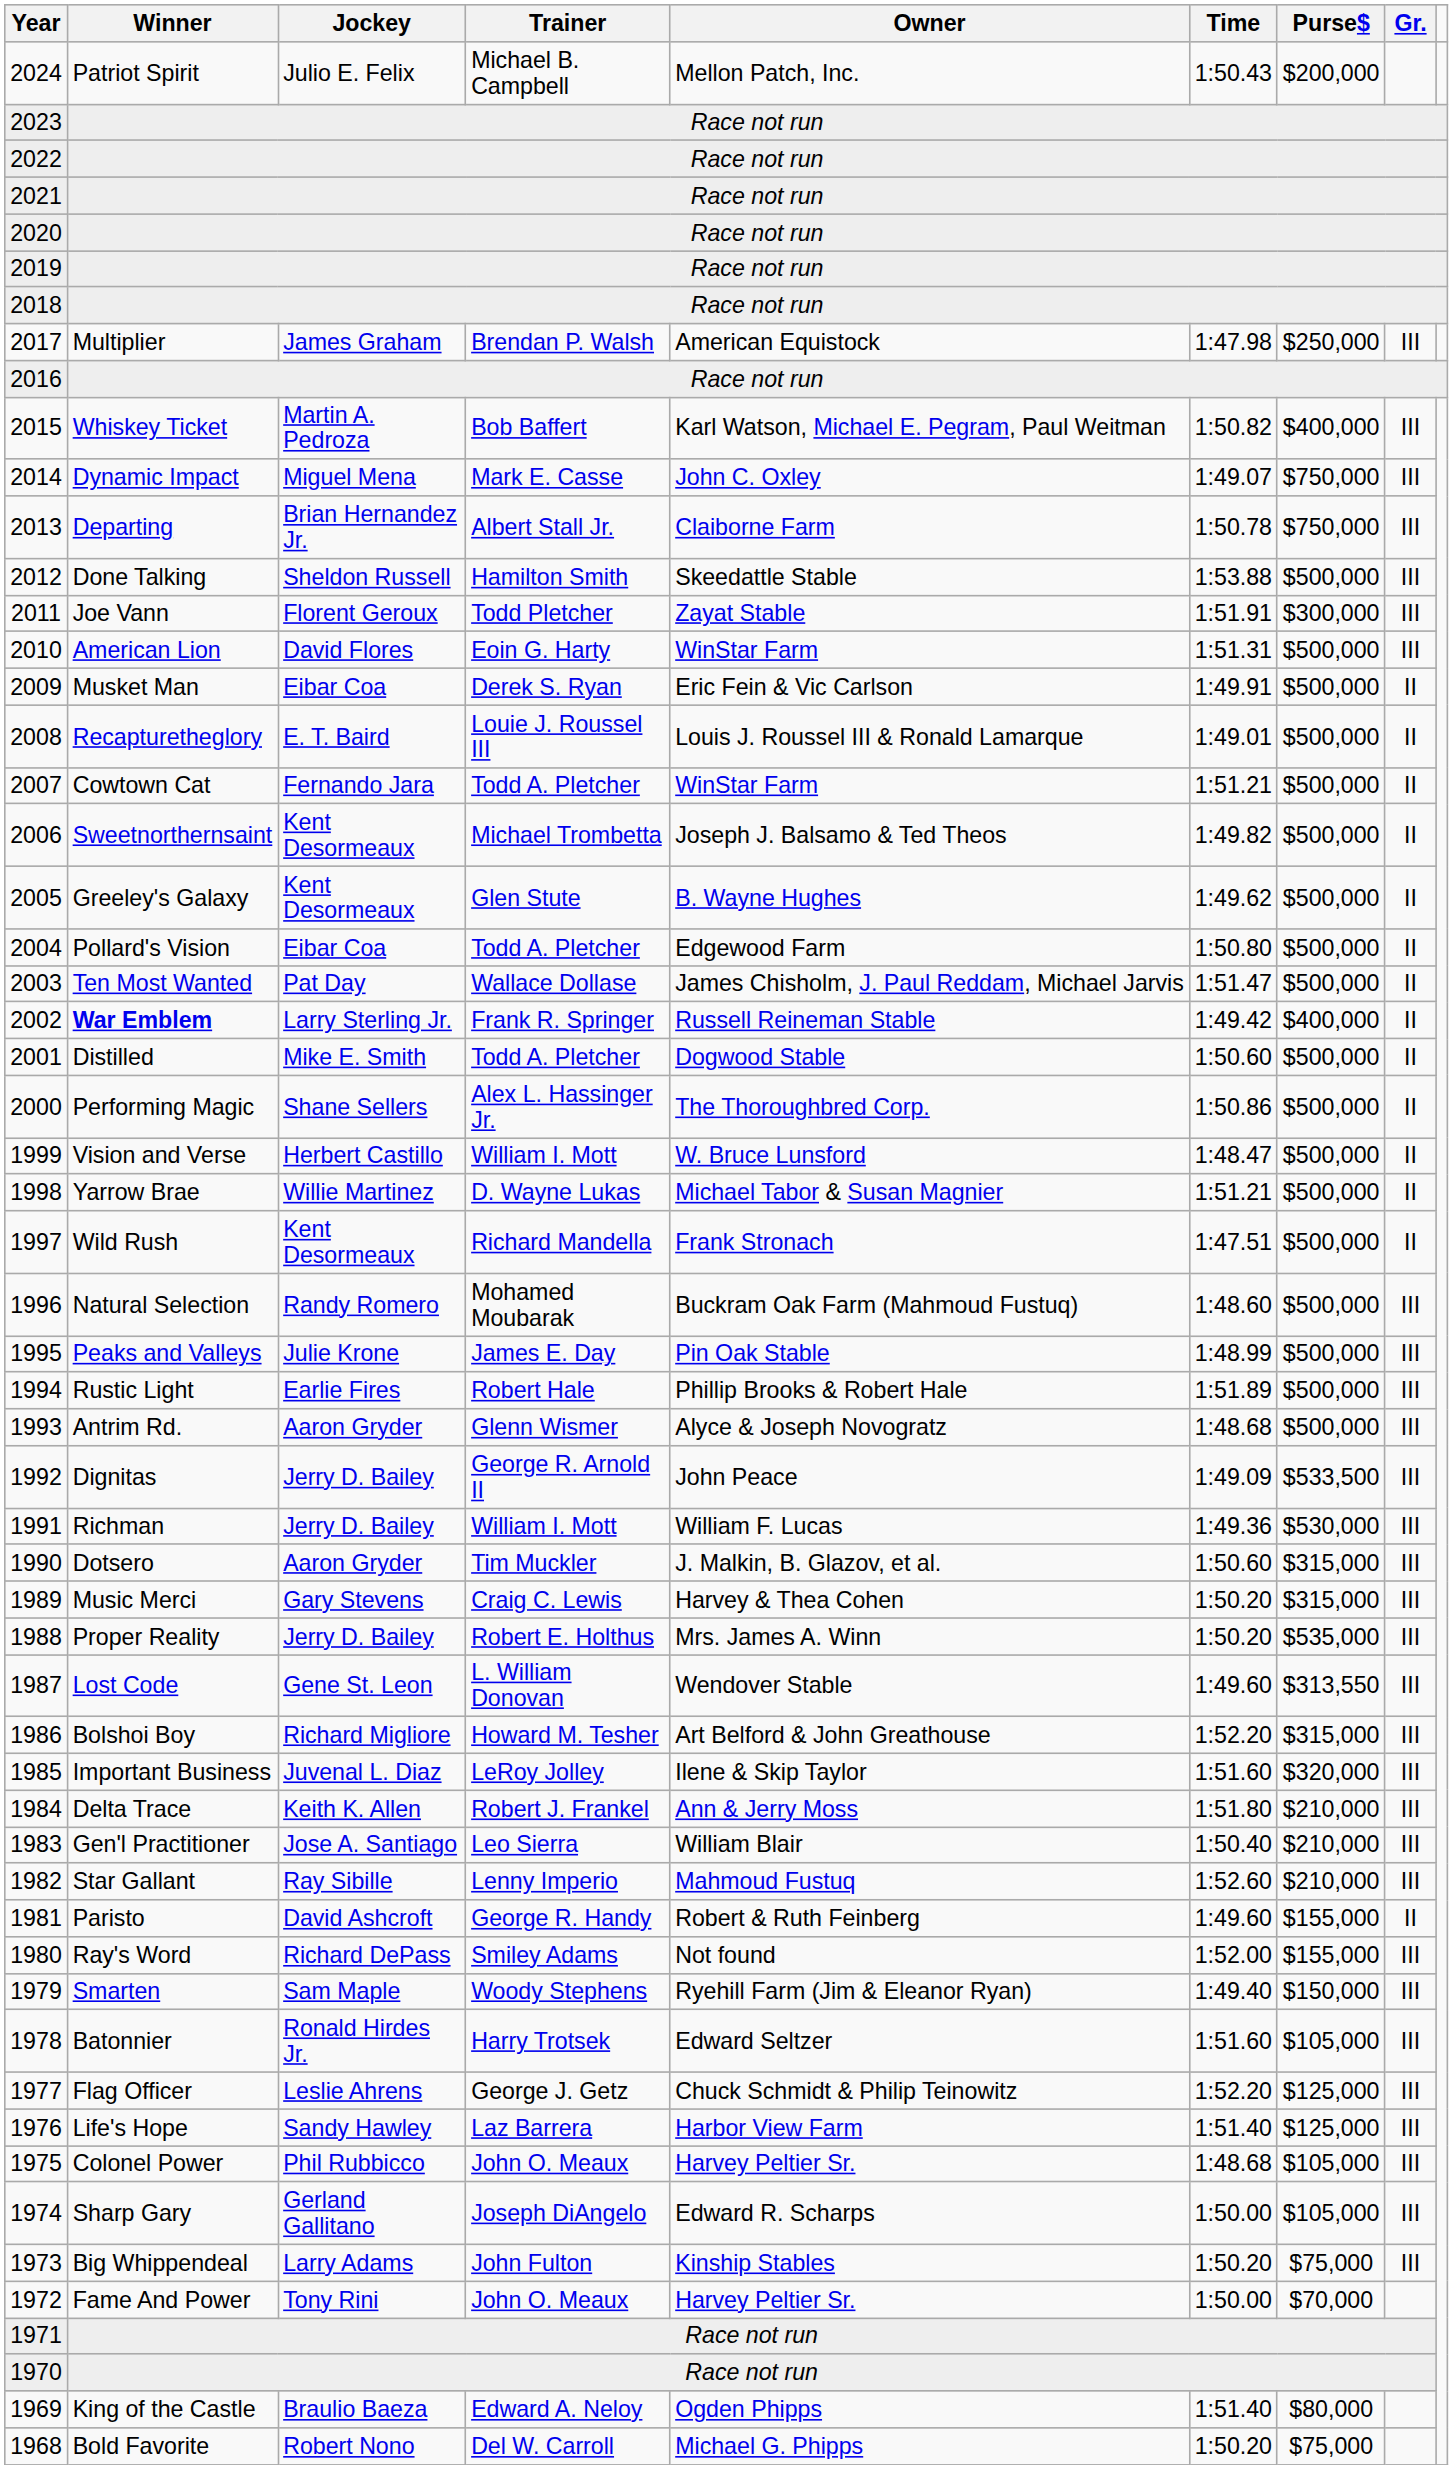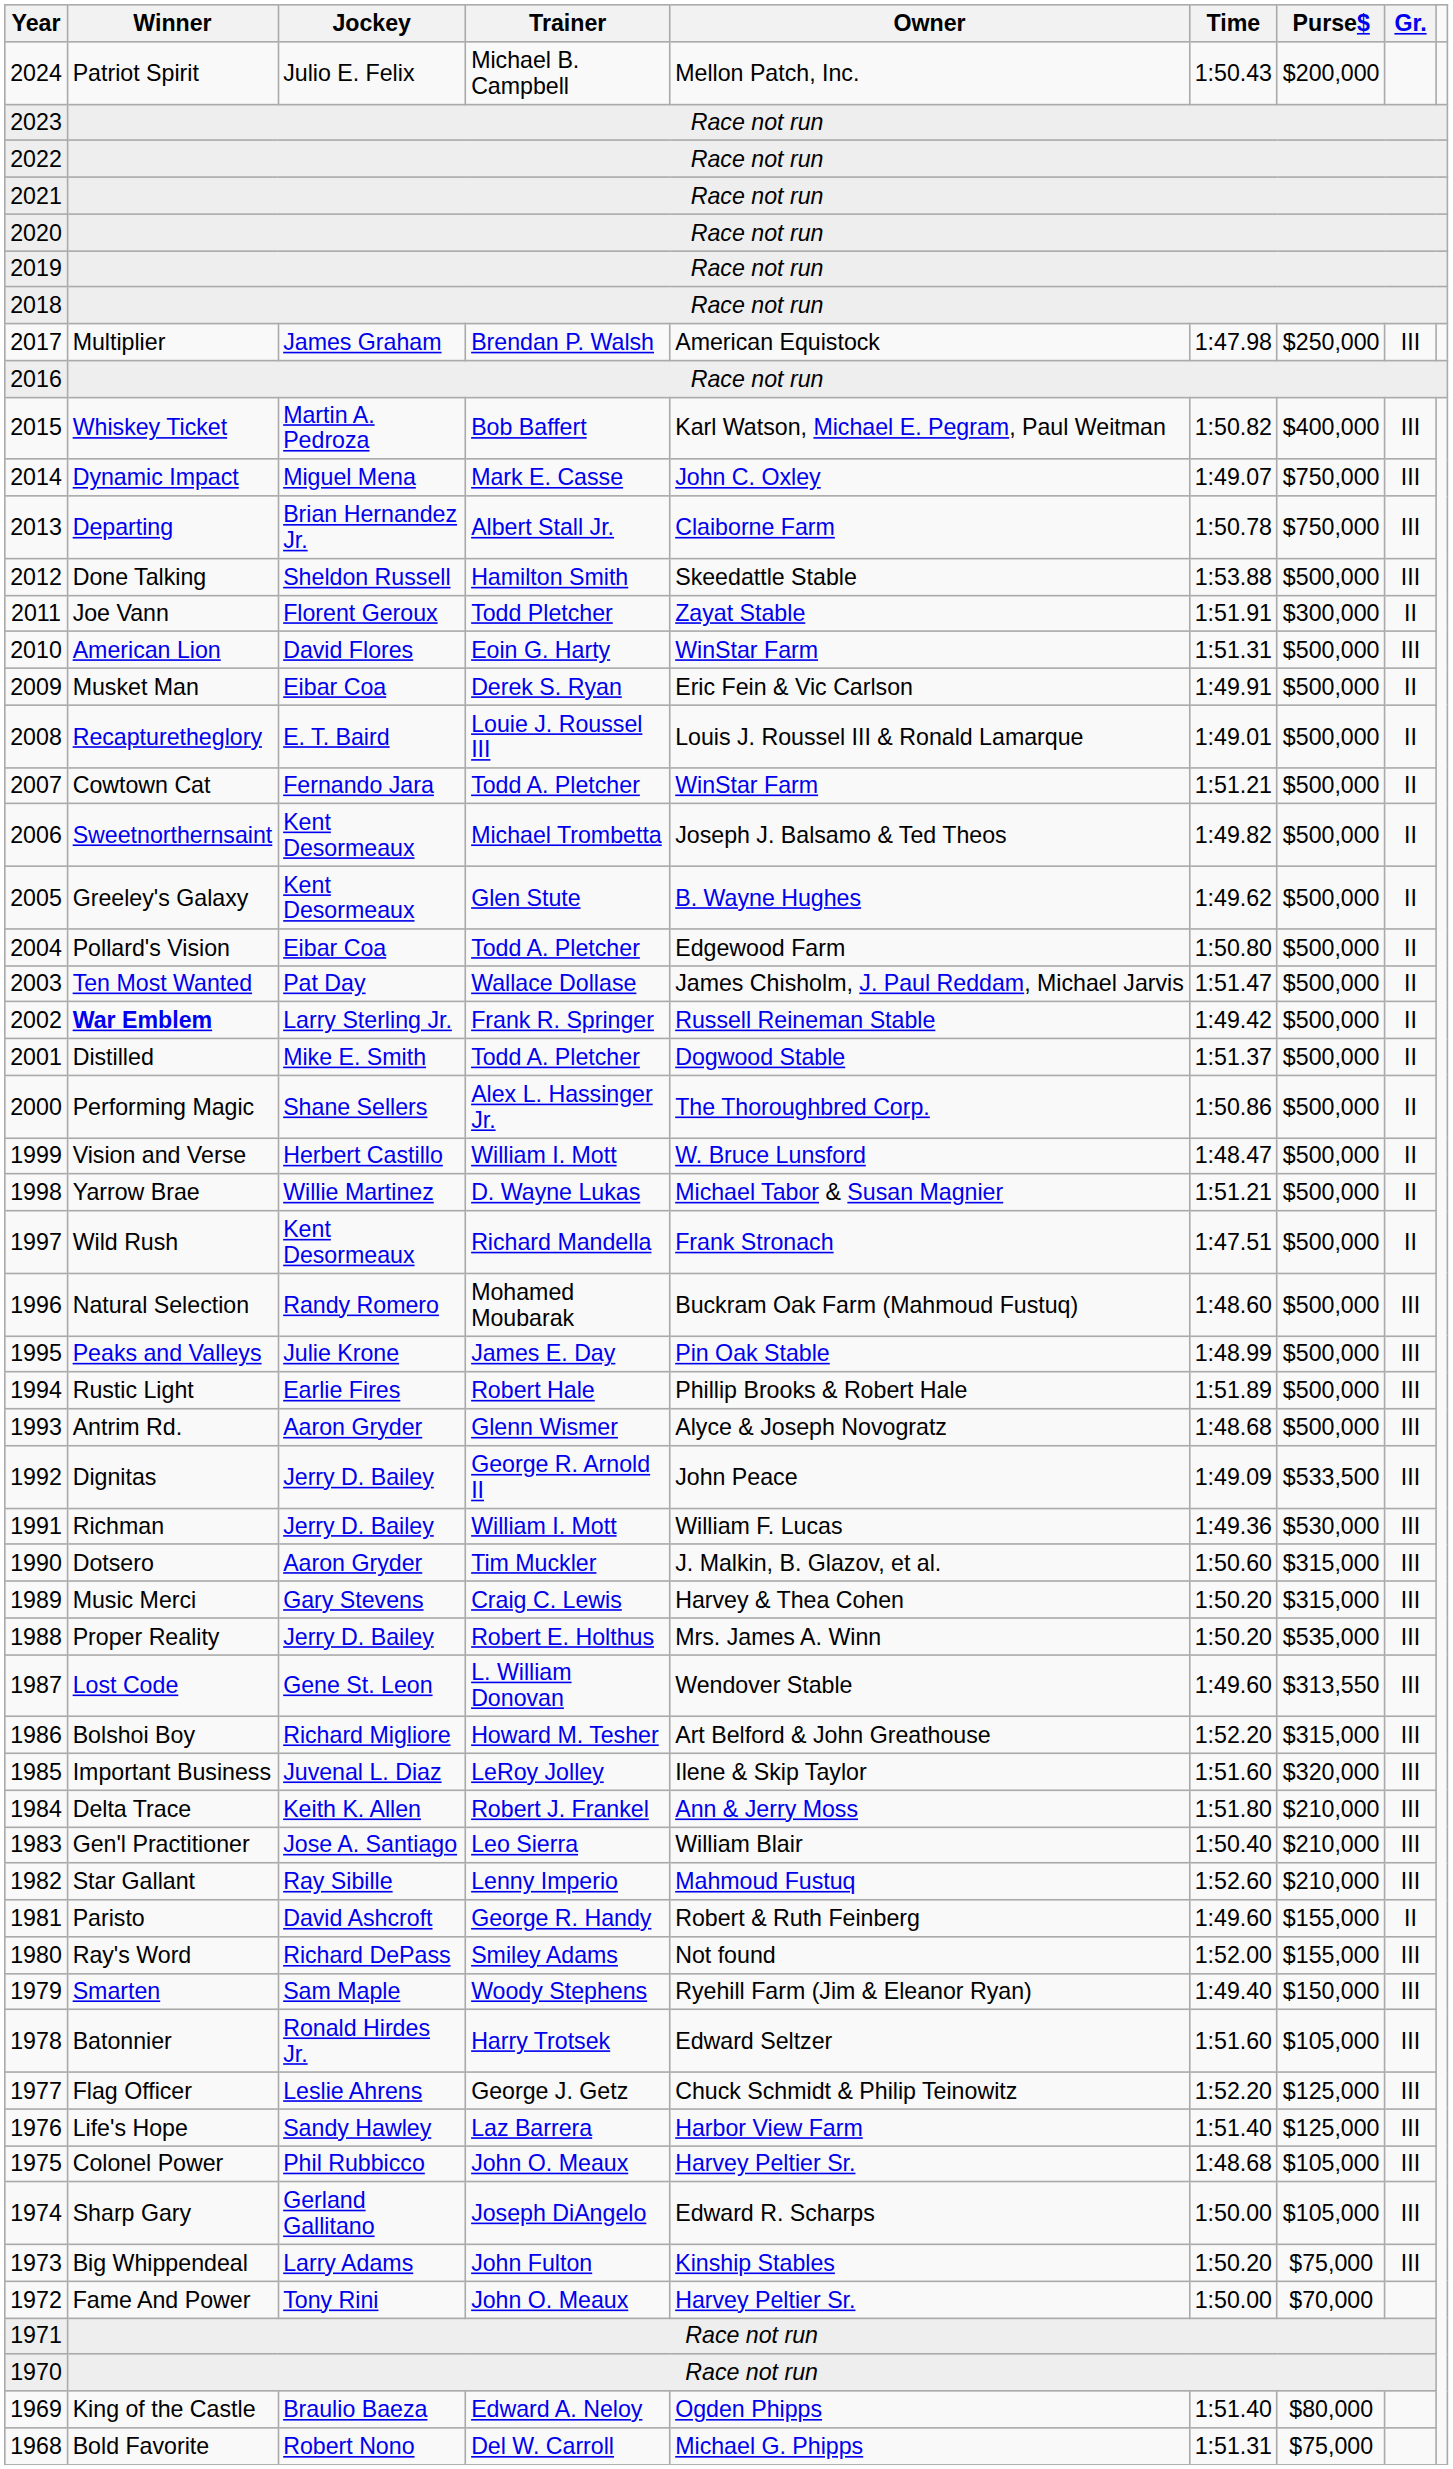(1411, 614) III -> (1411, 614) II
(1331, 1021) $400,000 -> (1331, 1021) $500,000
(1233, 1057) 1:50.60 -> (1233, 1057) 1:51.37
(1233, 2446) 1:50.20 -> (1233, 2446) 1:51.31
